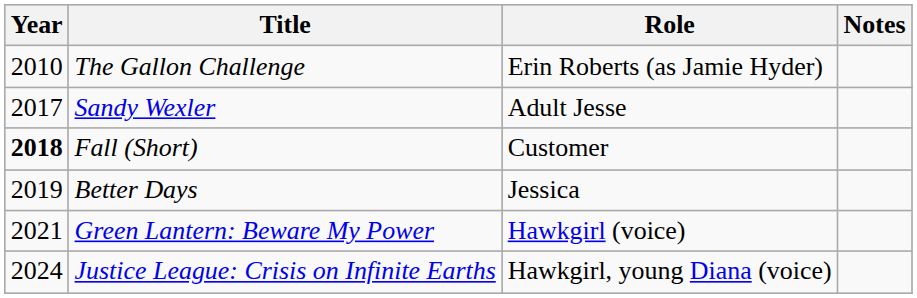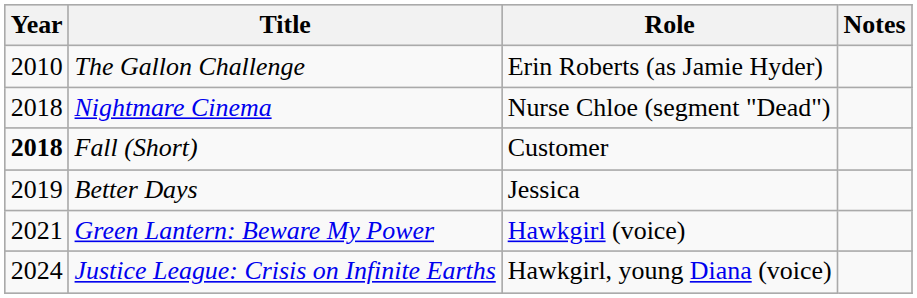- row: (145, 107)
+ row: (173, 107)
